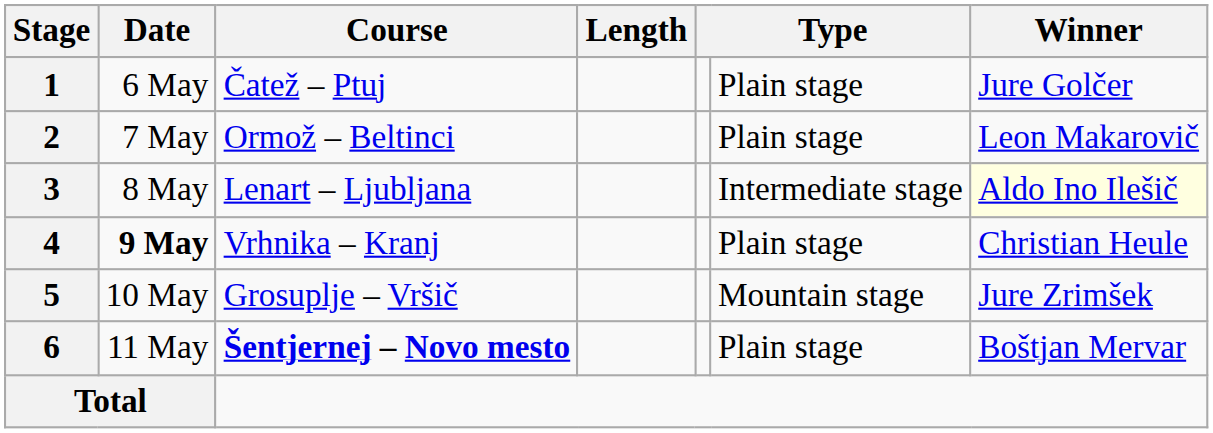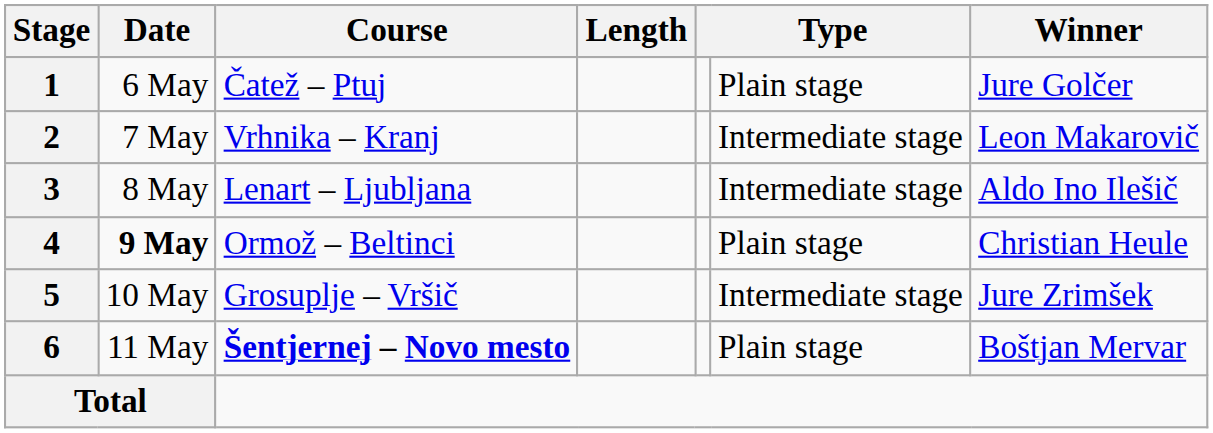(339, 136) Ormož – Beltinci -> (332, 136) Vrhnika – Kranj
(791, 136) Plain stage -> (840, 136) Intermediate stage
(1078, 189) lightyellow background -> (1078, 189) no background
(332, 242) Vrhnika – Kranj -> (339, 242) Ormož – Beltinci
(821, 294) Mountain stage -> (840, 294) Intermediate stage
